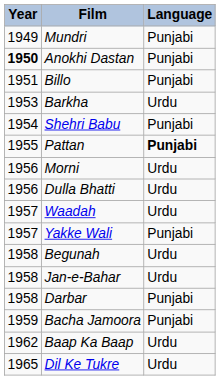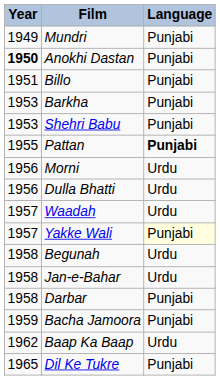(162, 102) Urdu -> (170, 102) Punjabi
(23, 124) 1954 -> (23, 124) 1953
(170, 233) no background -> (170, 233) lightyellow background
(162, 364) Urdu -> (170, 364) Punjabi
